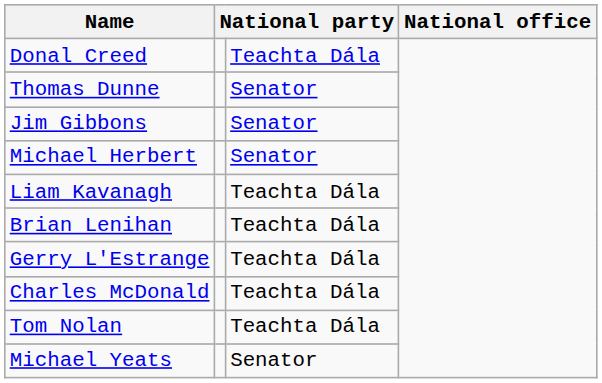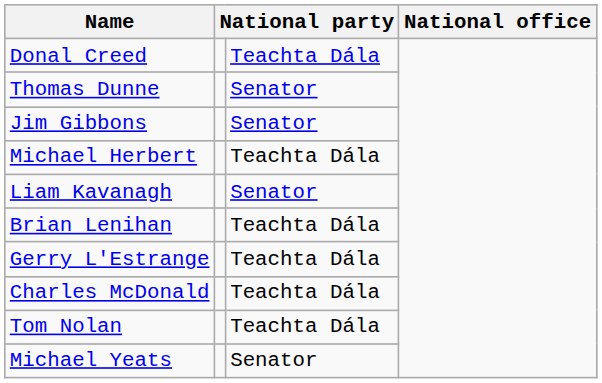(274, 157) Senator -> (305, 157) Teachta Dála
(305, 191) Teachta Dála -> (274, 191) Senator
